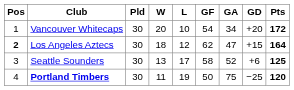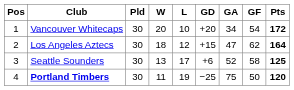columns swapped: (208, 12) <-> (254, 12)
(16, 45) bold -> (16, 45) normal
